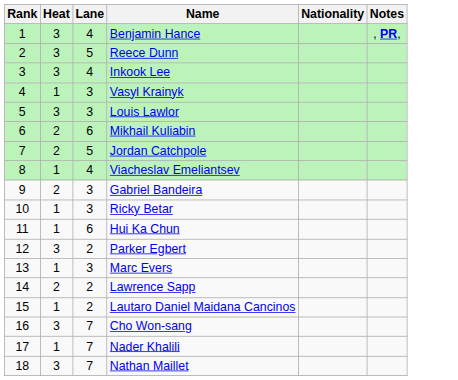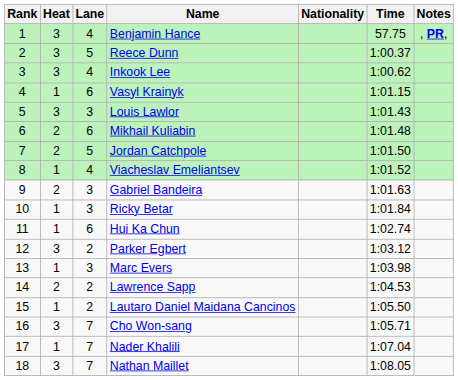+ column: (390, 14)
(90, 92) 3 -> (90, 92) 6
